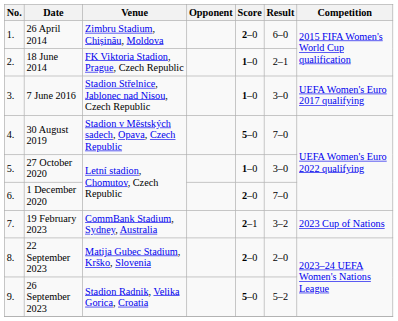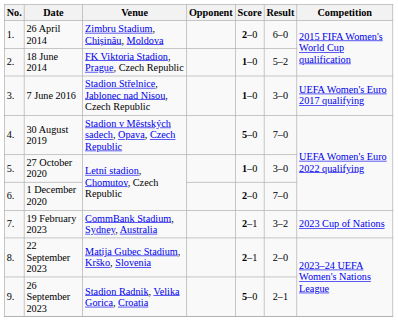(280, 62) 2–1 -> (280, 62) 5–2
(250, 257) 2–0 -> (250, 257) 2–1
(280, 297) 5–2 -> (280, 297) 2–1
